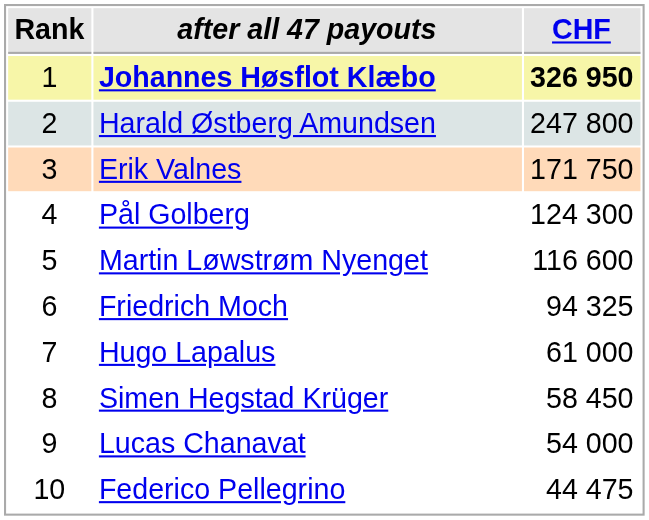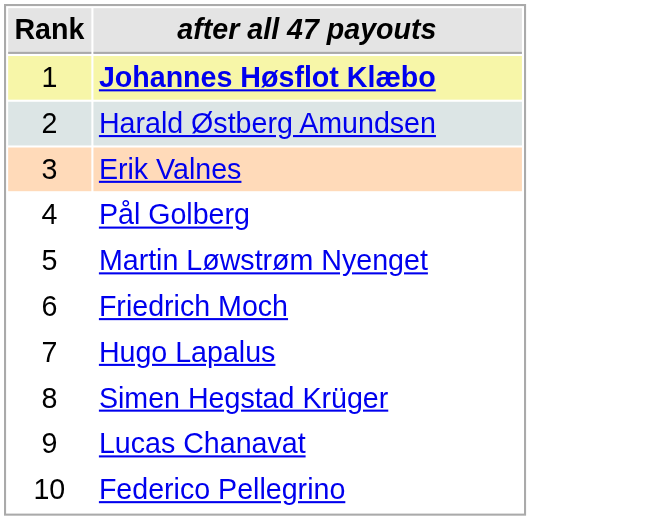- column: (581, 30)
